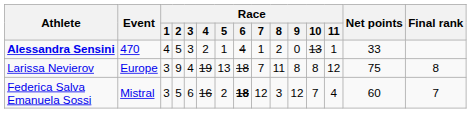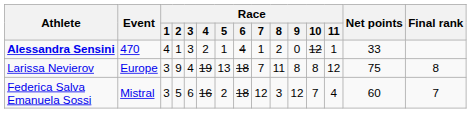(178, 50) 5 -> (178, 50) 1
(315, 50) 13 -> (315, 50) 12
(242, 93) bold -> (242, 93) normal
